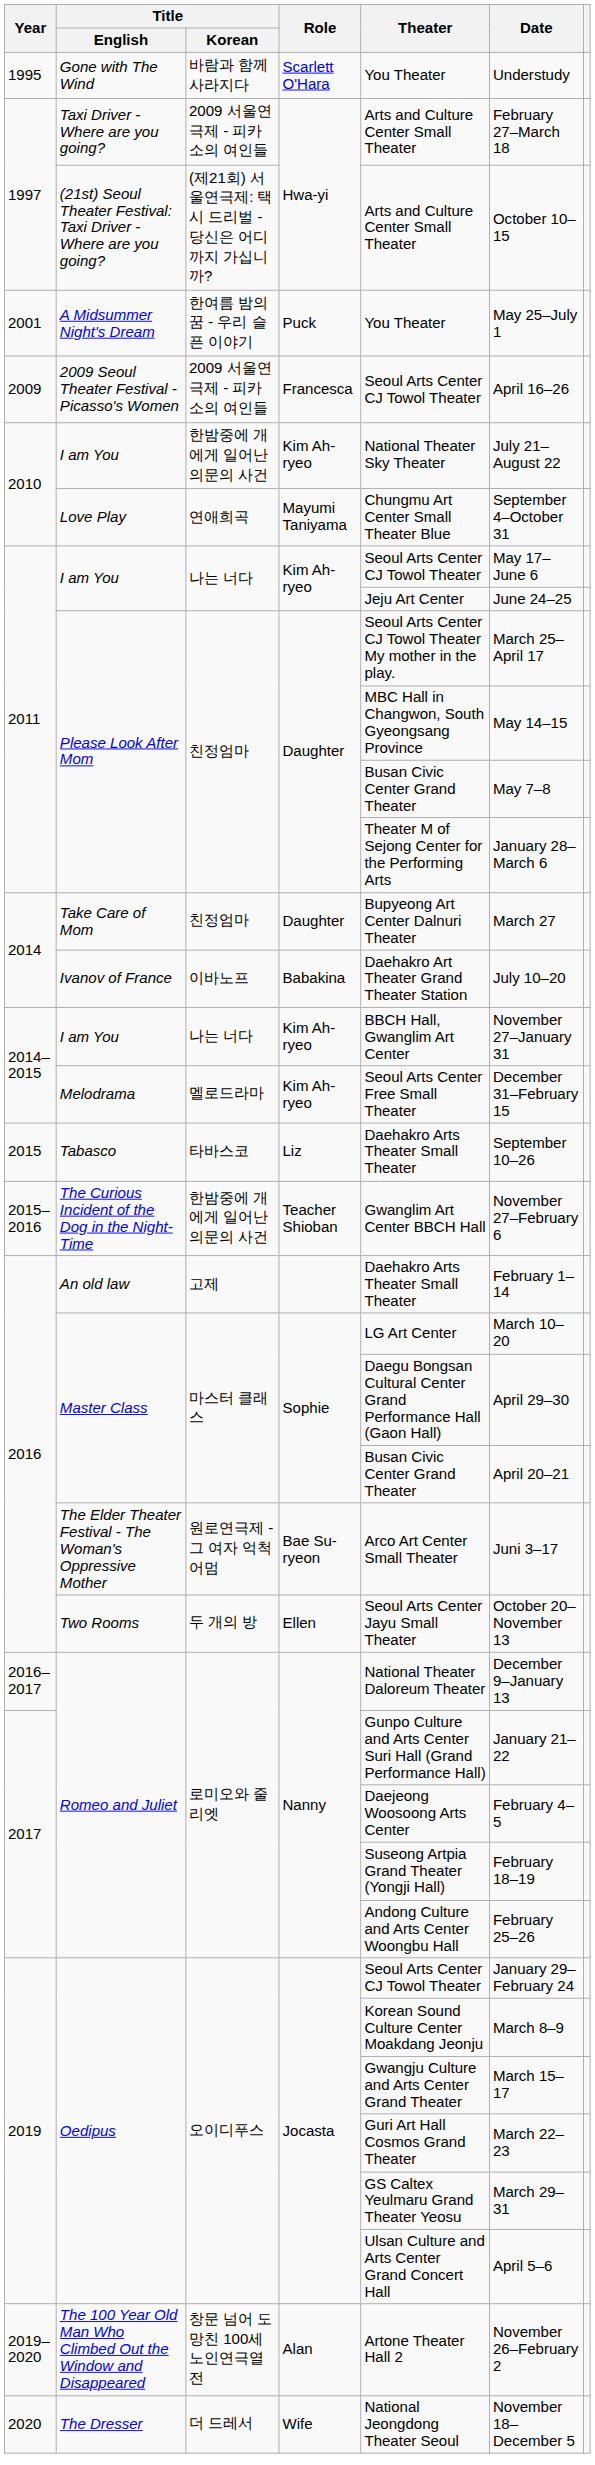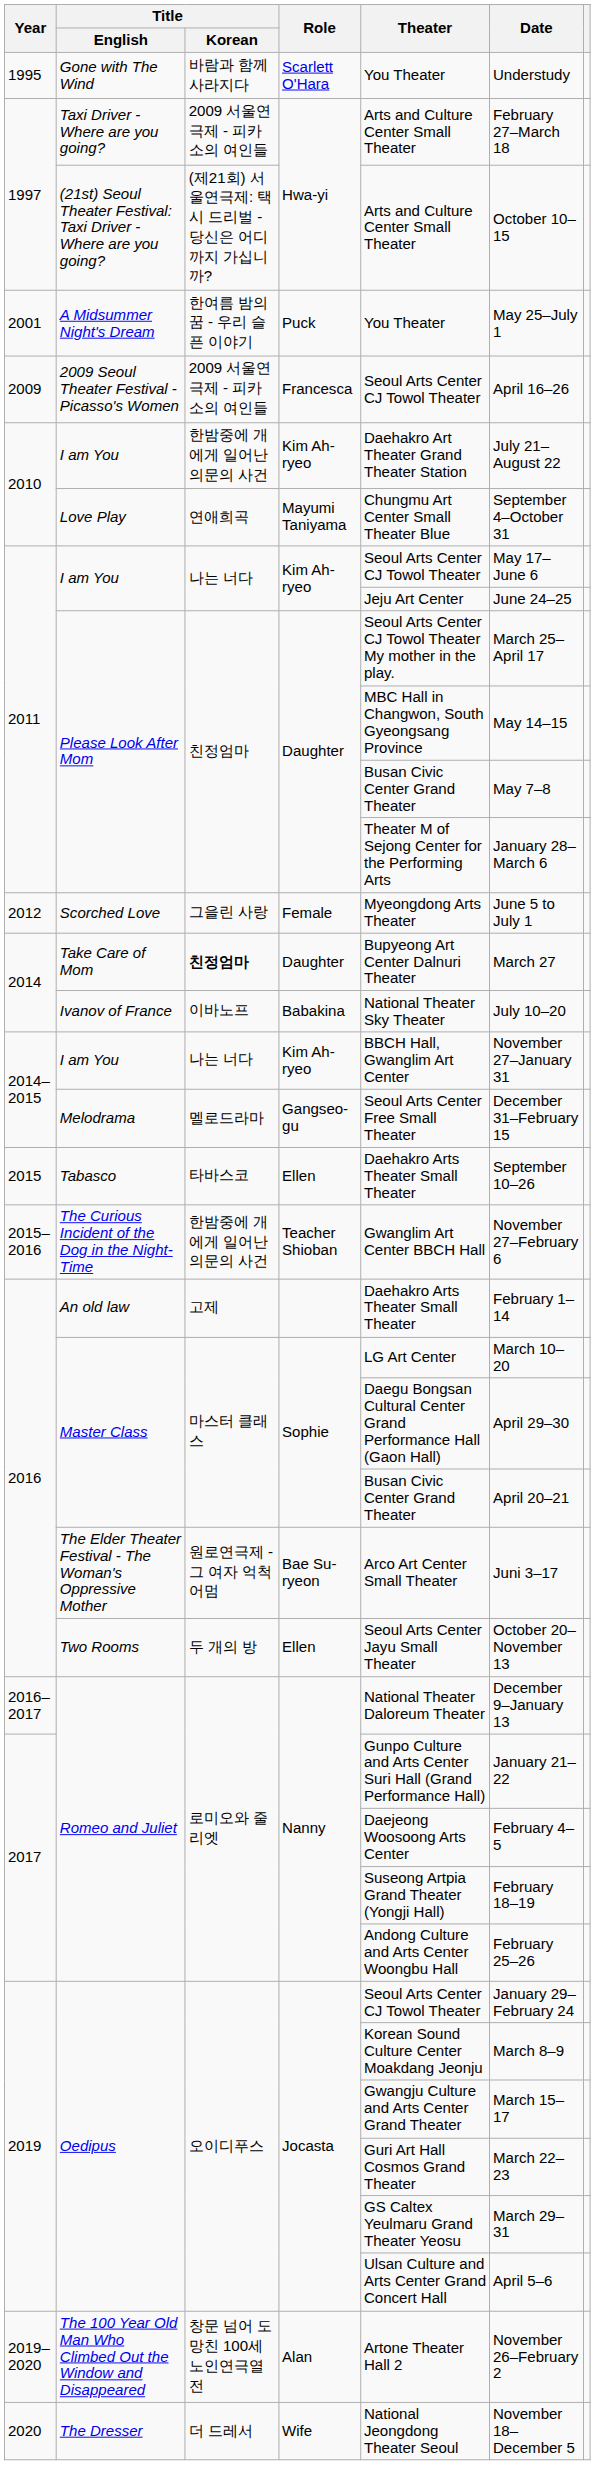(420, 455) National Theater Sky Theater -> (415, 455) Daehakro Art Theater Grand Theater Station
+ row: (25, 912)
(219, 920) normal -> (219, 961) bold
(416, 978) Daehakro Art Theater Grand Theater Station -> (419, 1011) National Theater Sky Theater
(309, 1094) Kim Ah-ryeo -> (315, 1118) Gangseo-gu
(292, 1152) Liz -> (299, 1175) Ellen
